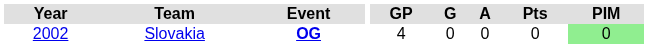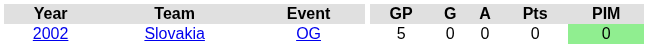(309, 34) bold -> (309, 34) normal
(401, 34) 4 -> (401, 34) 5
